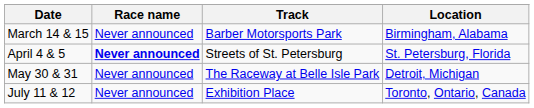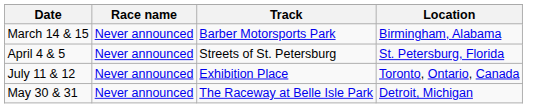(147, 53) bold -> (144, 53) normal
rows swapped: (43, 73) <-> (41, 93)
